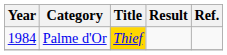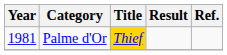(22, 38) 1984 -> (22, 38) 1981
